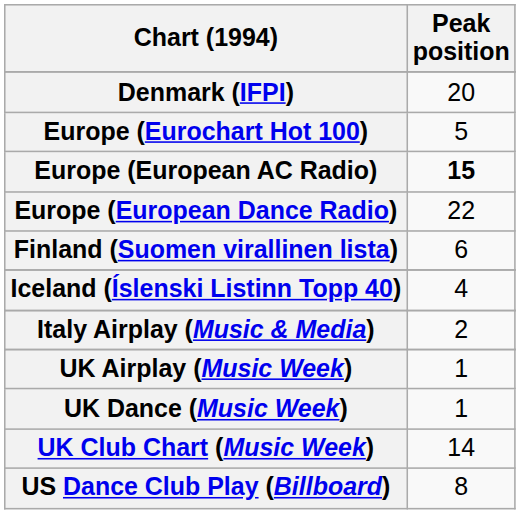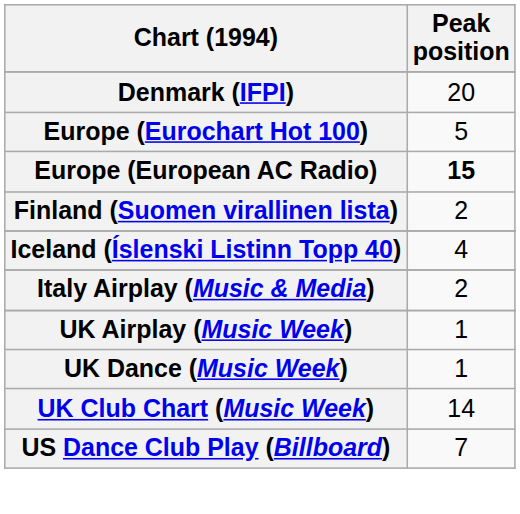- row: (206, 210)
(461, 250) 6 -> (461, 210) 2
(461, 487) 8 -> (461, 448) 7
